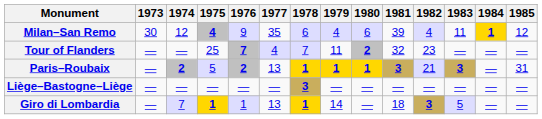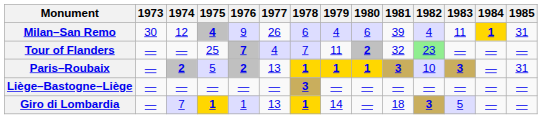(274, 31) 35 -> (274, 31) 26
(522, 31) 12 -> (522, 31) 31
(429, 50) no background -> (429, 50) lightgreen background
(429, 68) 21 -> (429, 68) 10
